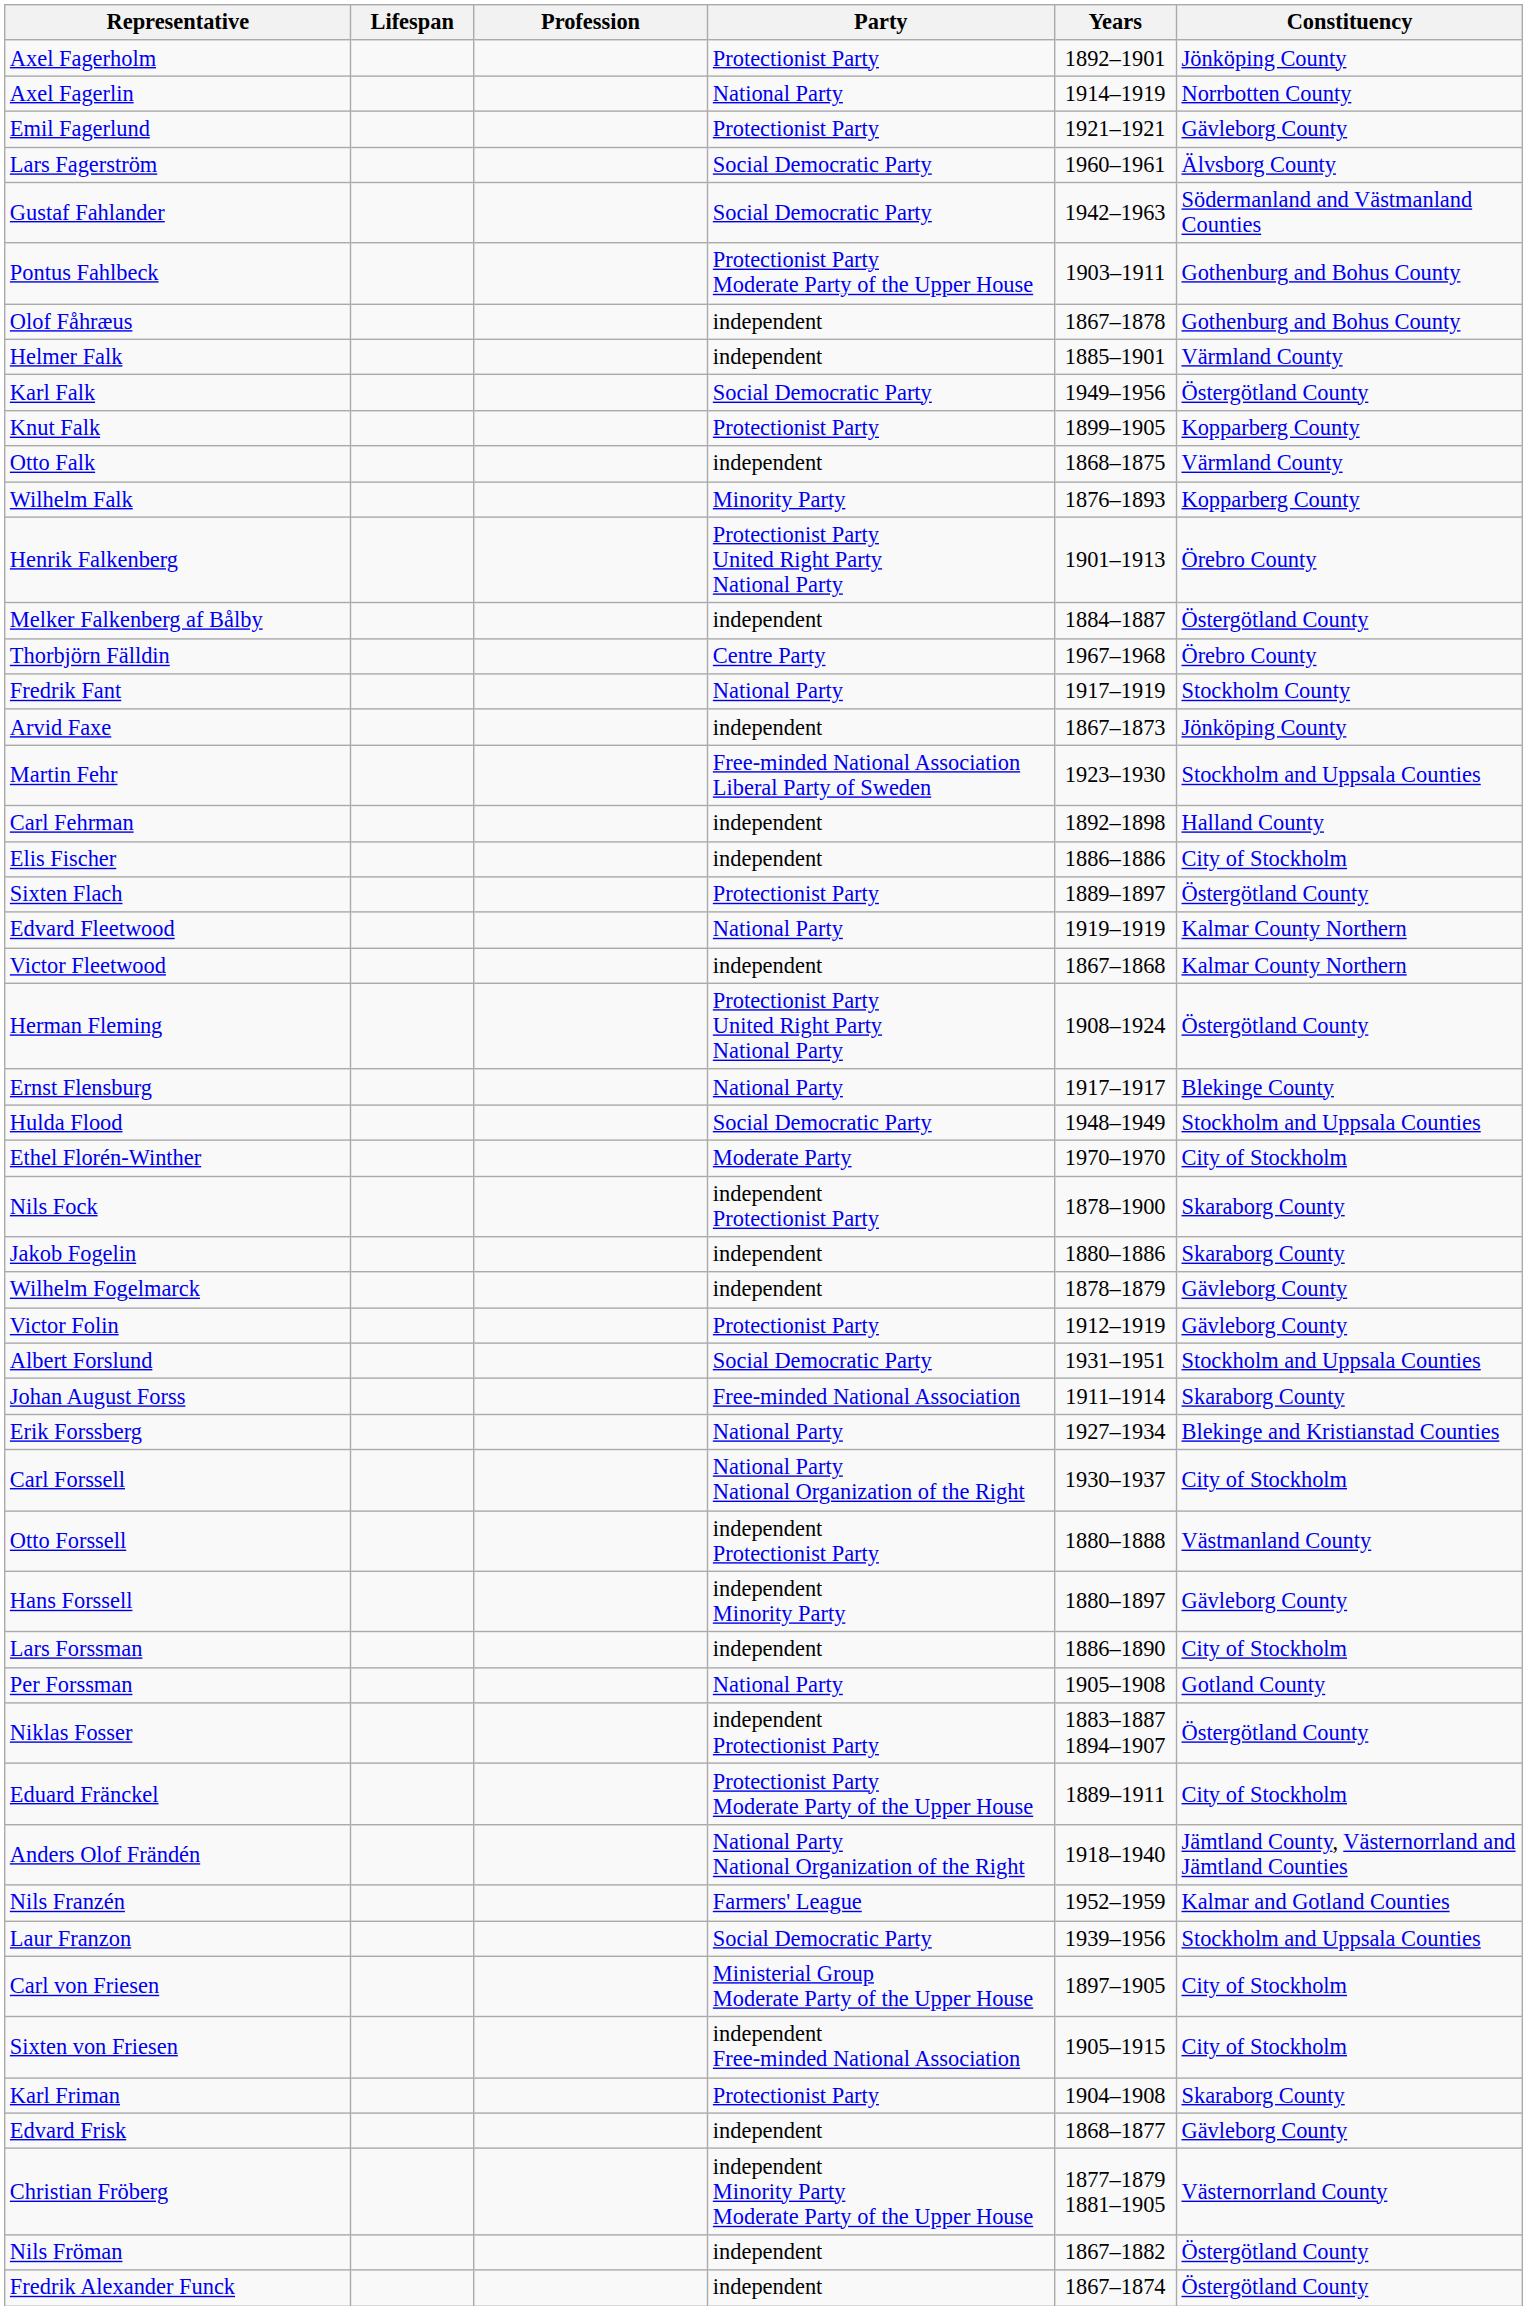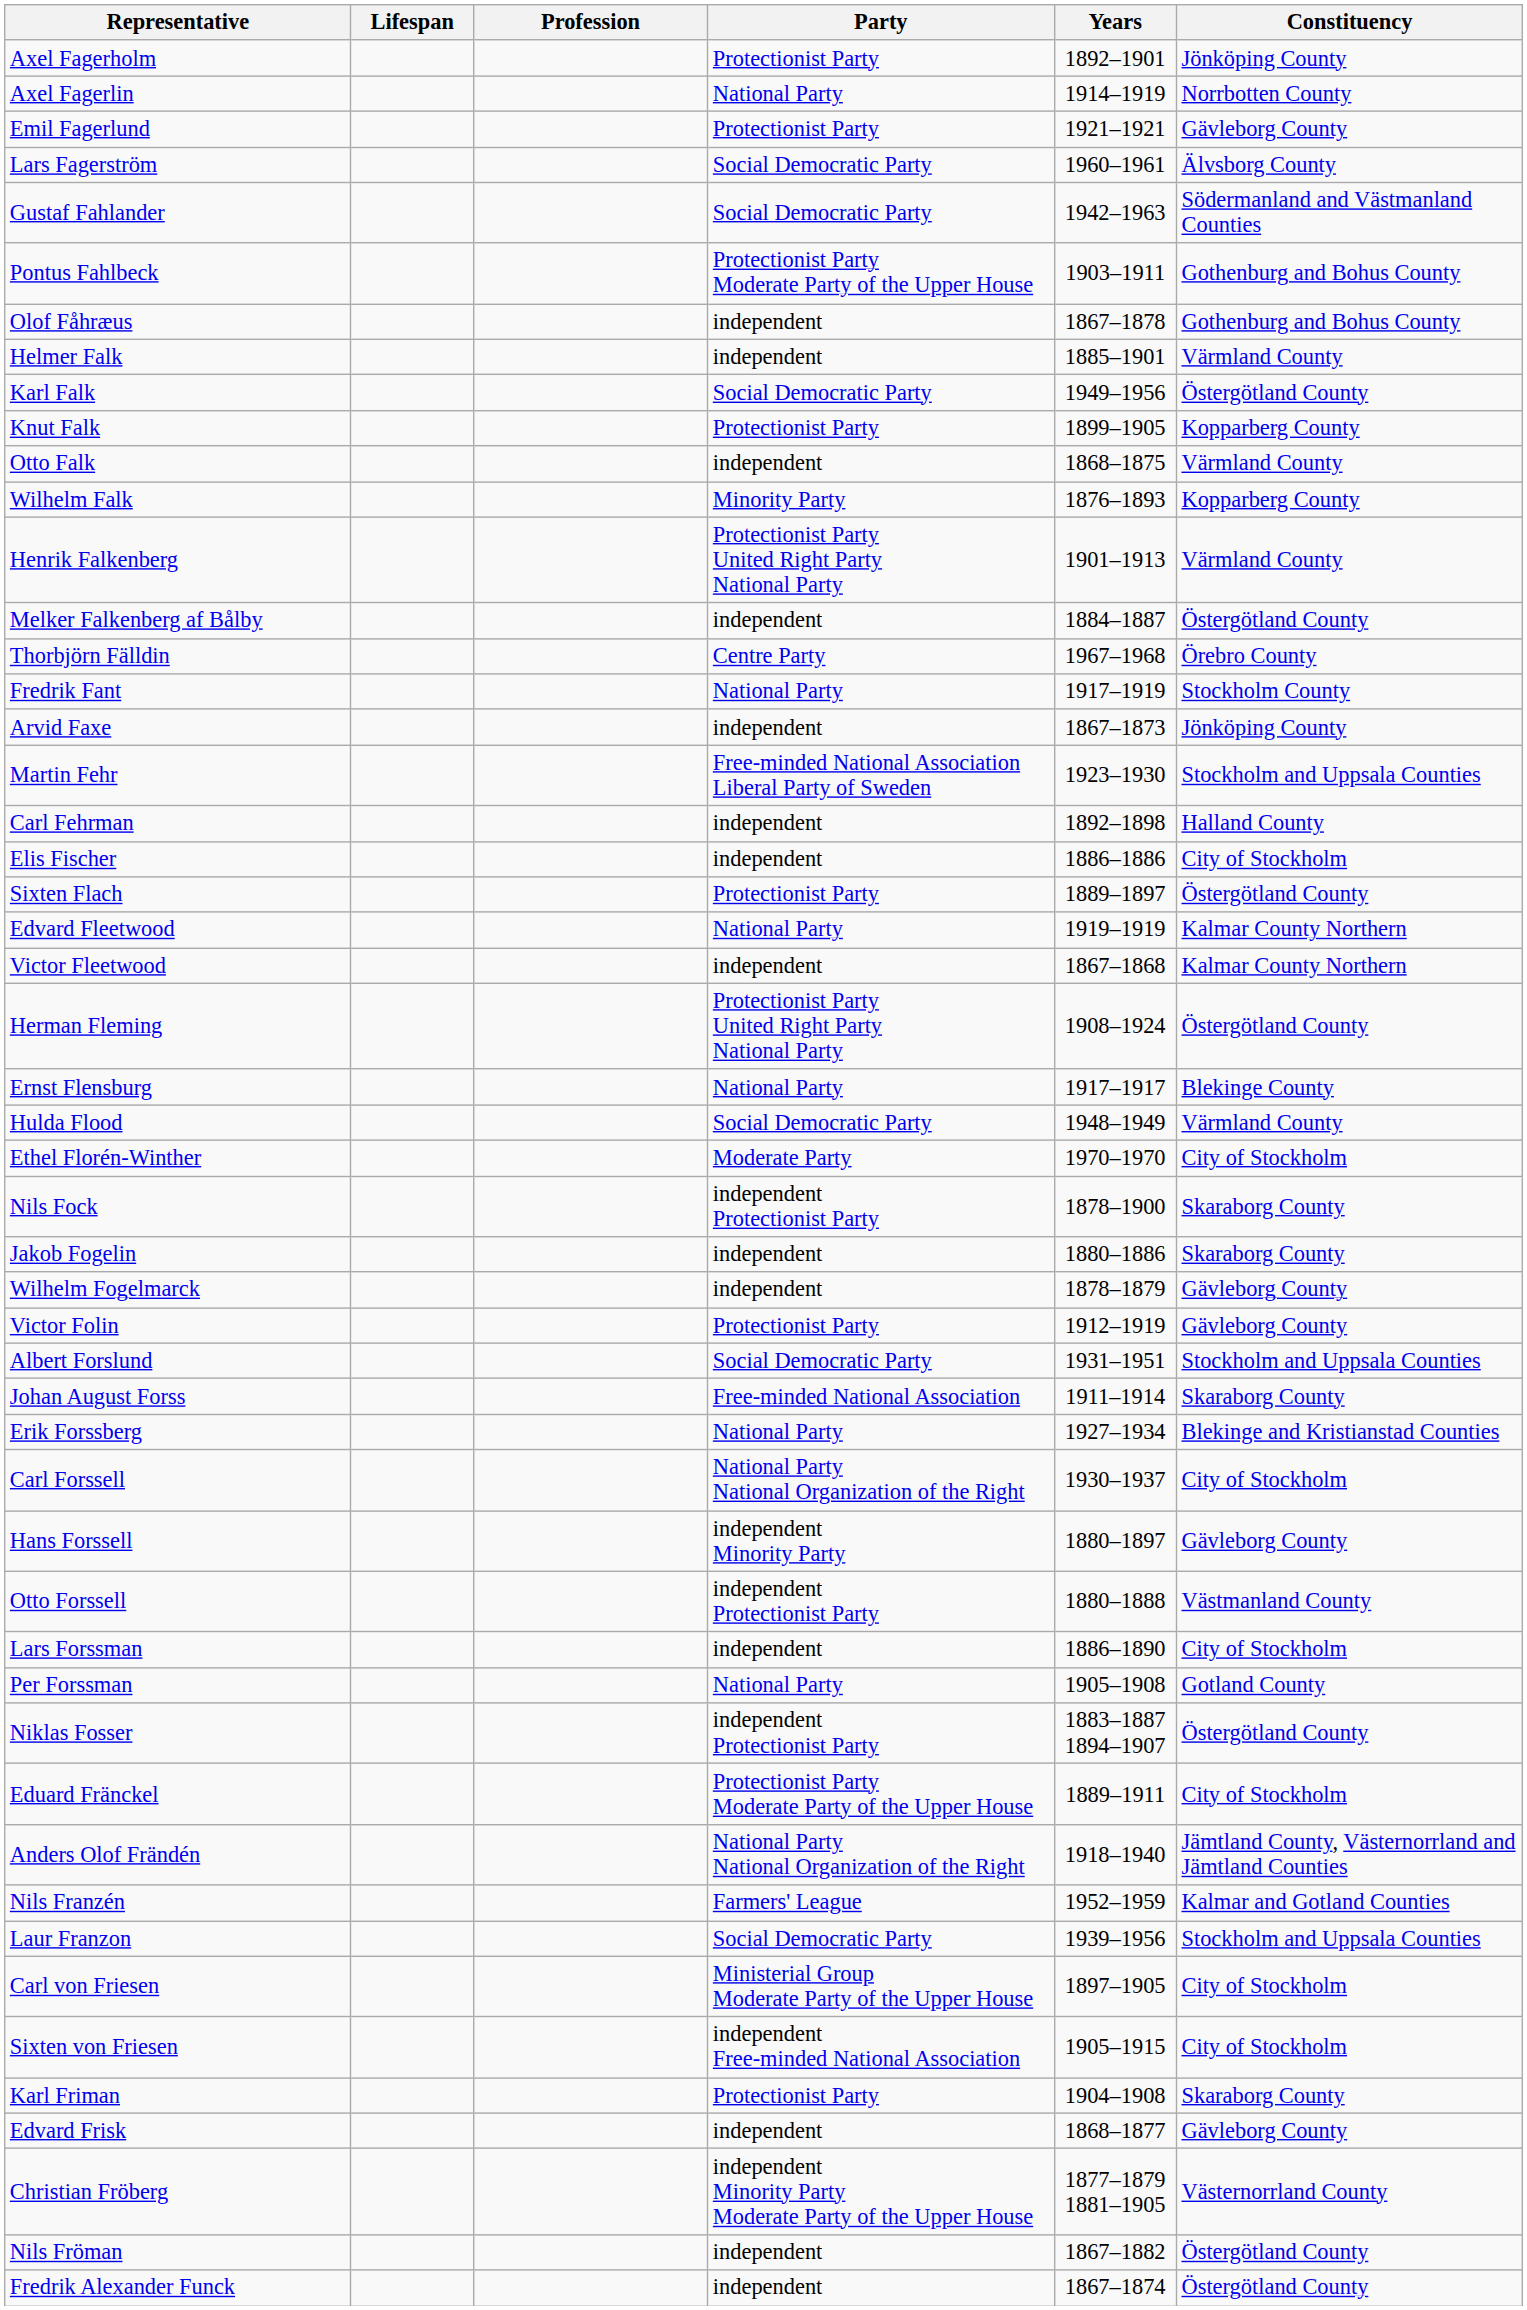(1249, 559) Örebro County -> (1262, 559) Värmland County
(1331, 1122) Stockholm and Uppsala Counties -> (1262, 1122) Värmland County
rows swapped: (71, 1601) <-> (68, 1540)
